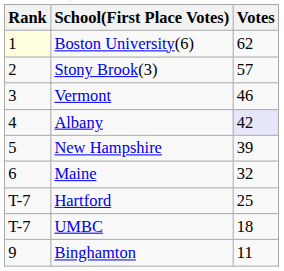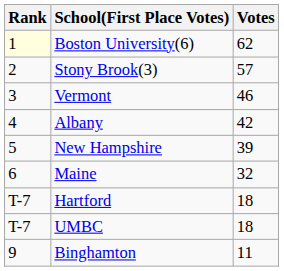(245, 122) lavender background -> (245, 122) no background
(245, 200) 25 -> (245, 200) 18
